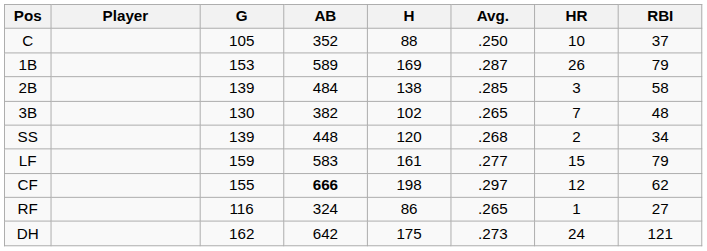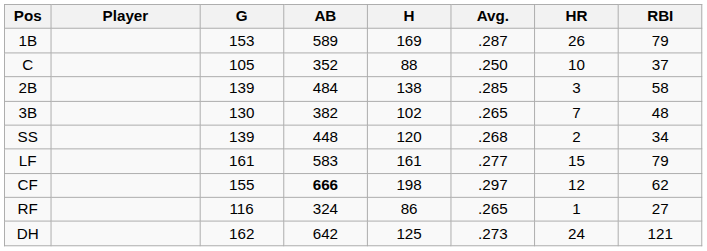rows swapped: (28, 40) <-> (28, 64)
(242, 161) 159 -> (242, 161) 161
(409, 233) 175 -> (409, 233) 125
